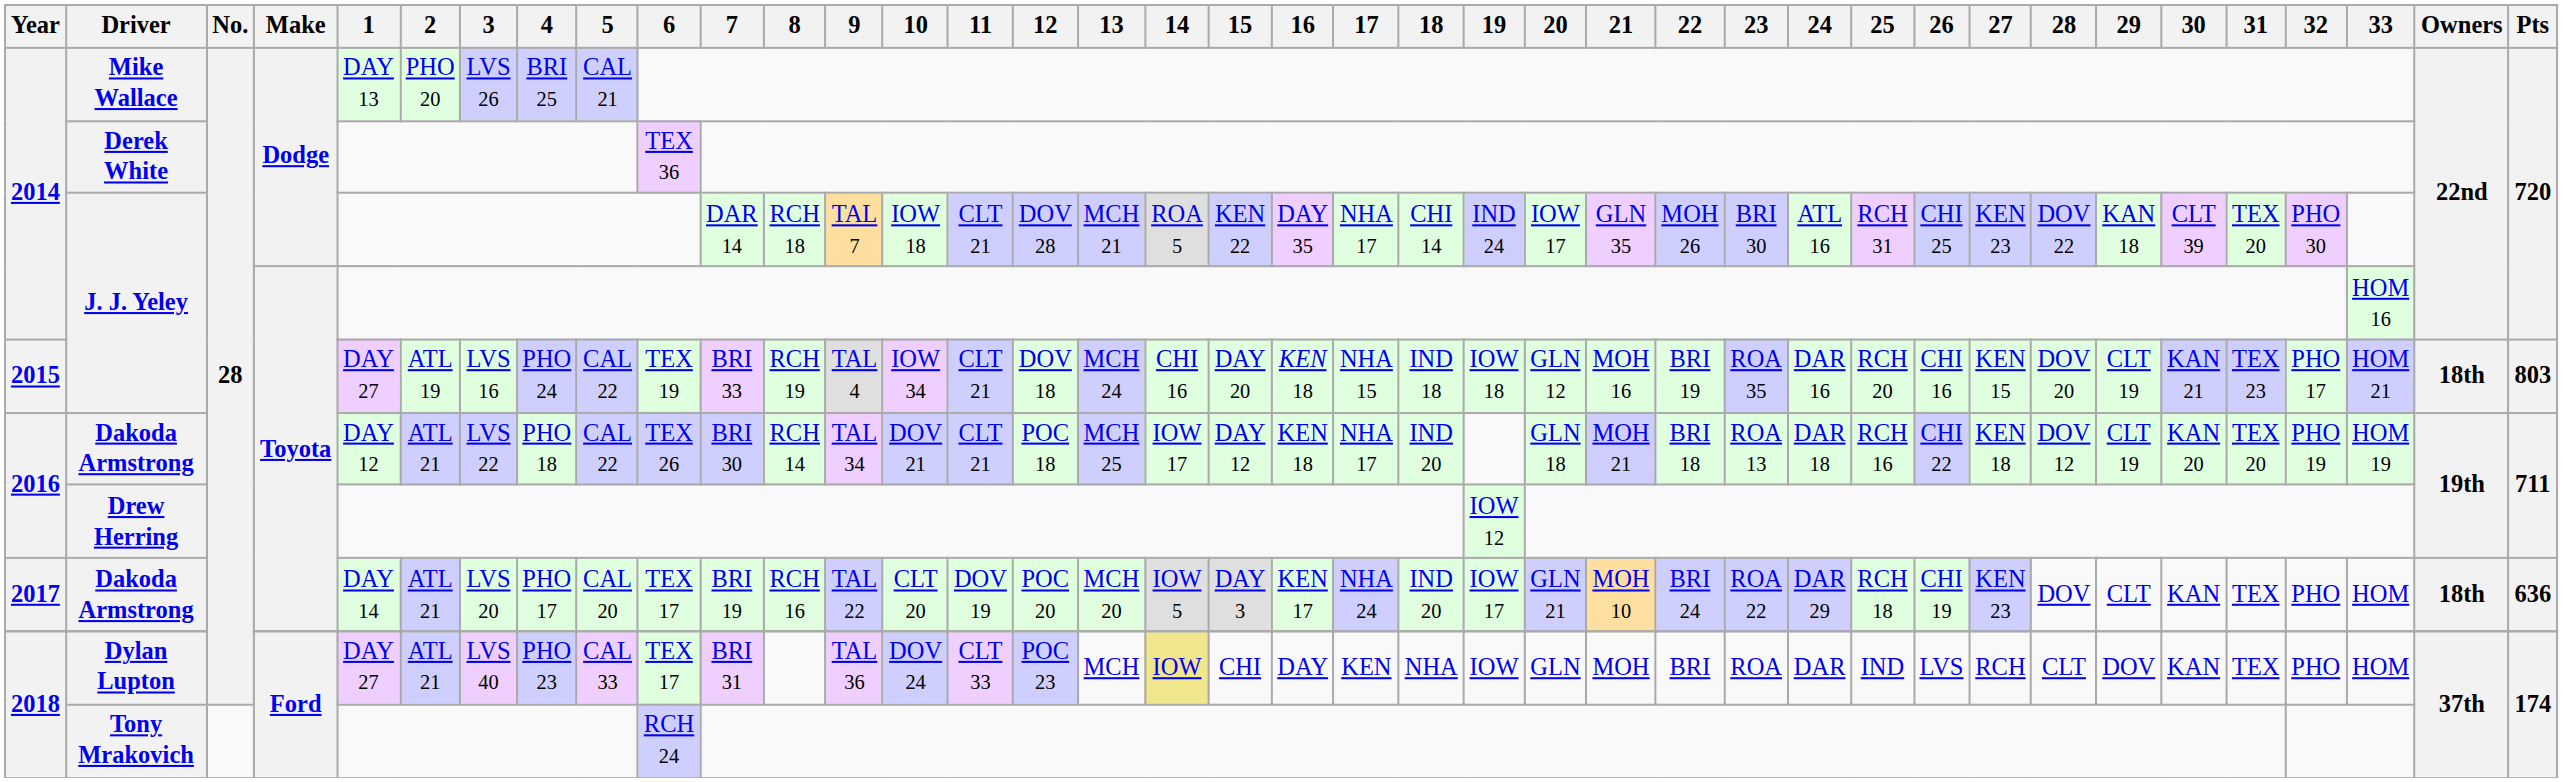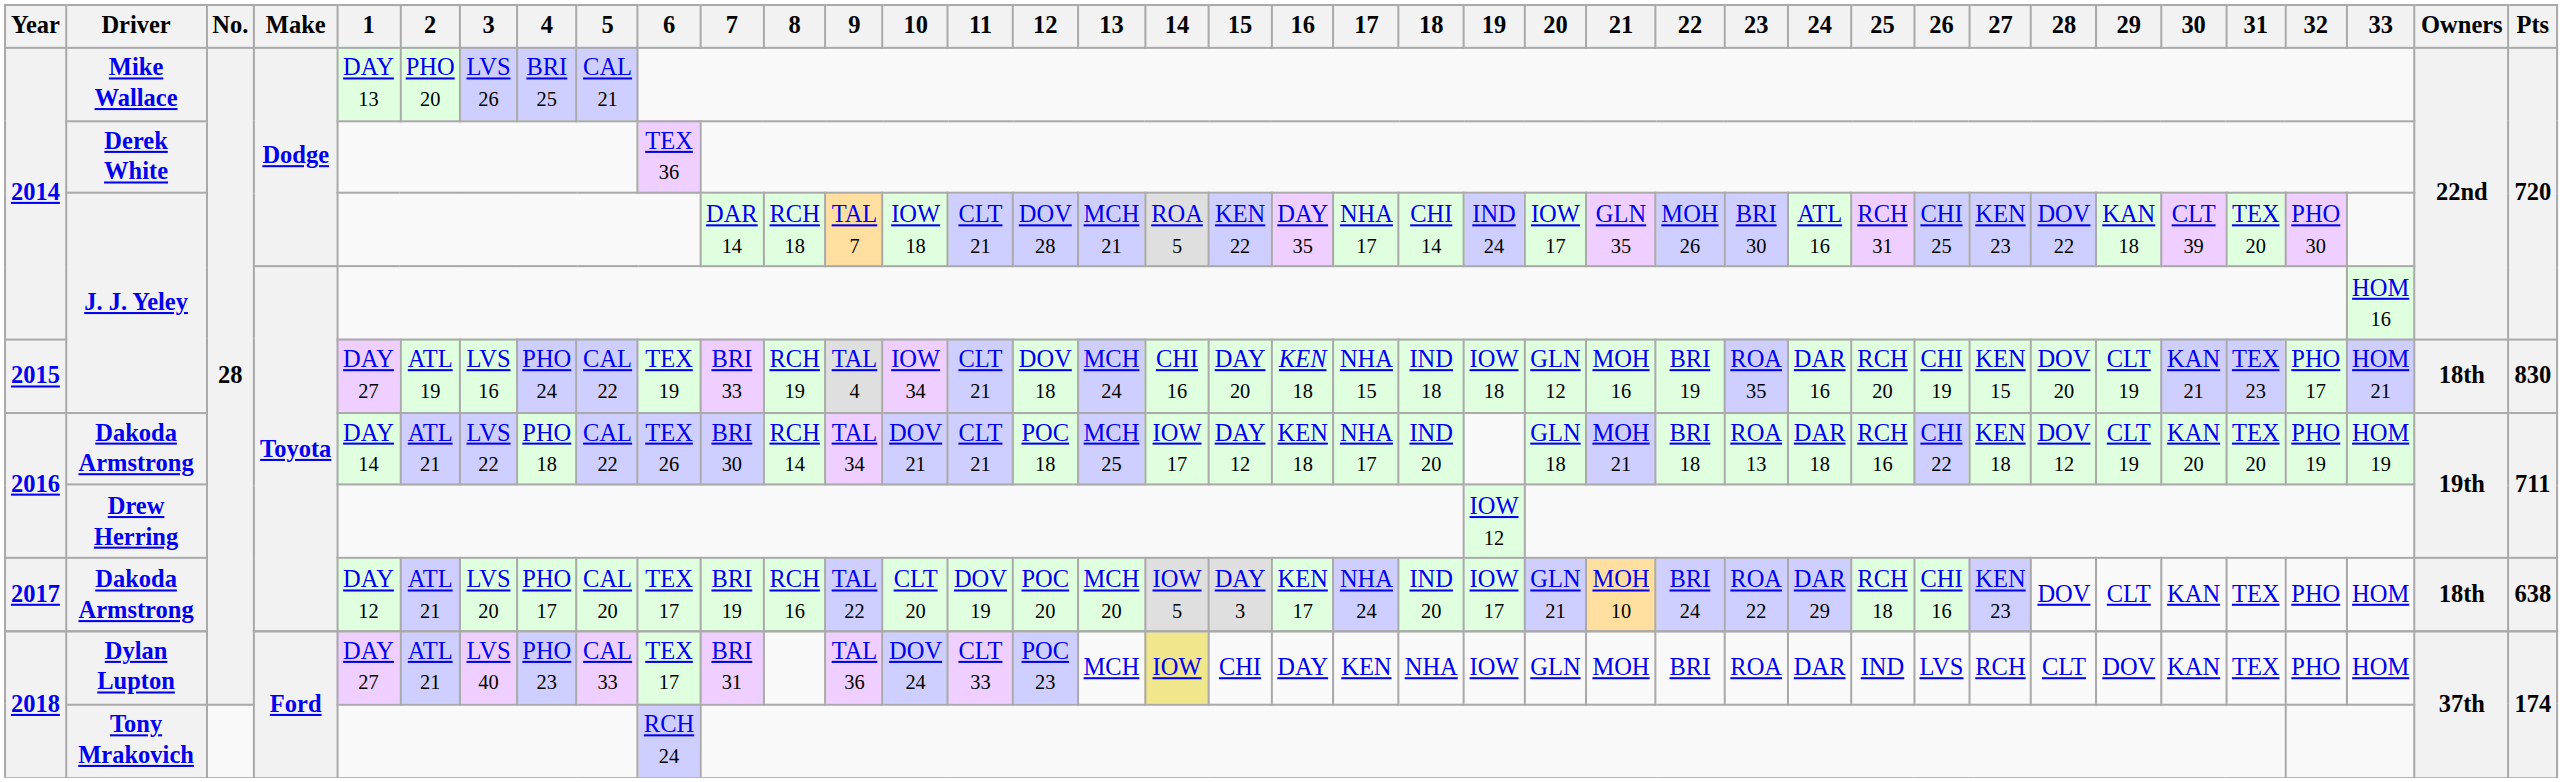(1941, 374) CHI 16 -> (1941, 374) CHI 19
(2533, 375) 803 -> (2533, 375) 830
(369, 447) DAY 12 -> (369, 447) DAY 14
(369, 593) DAY 14 -> (369, 593) DAY 12
(1941, 593) CHI 19 -> (1941, 593) CHI 16
(2533, 594) 636 -> (2533, 594) 638
